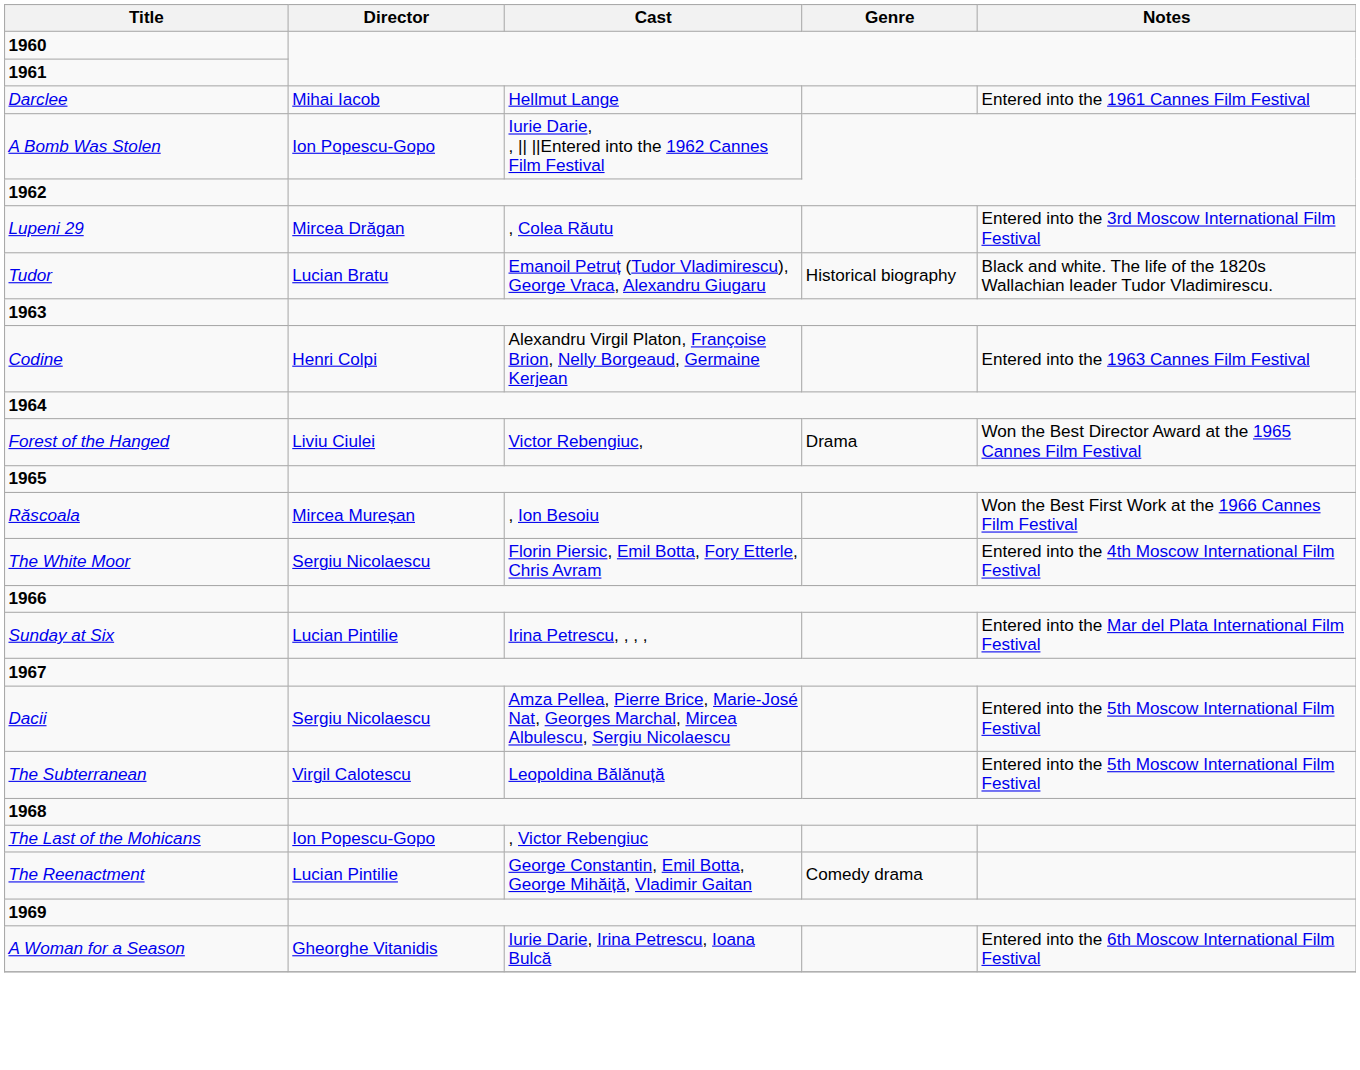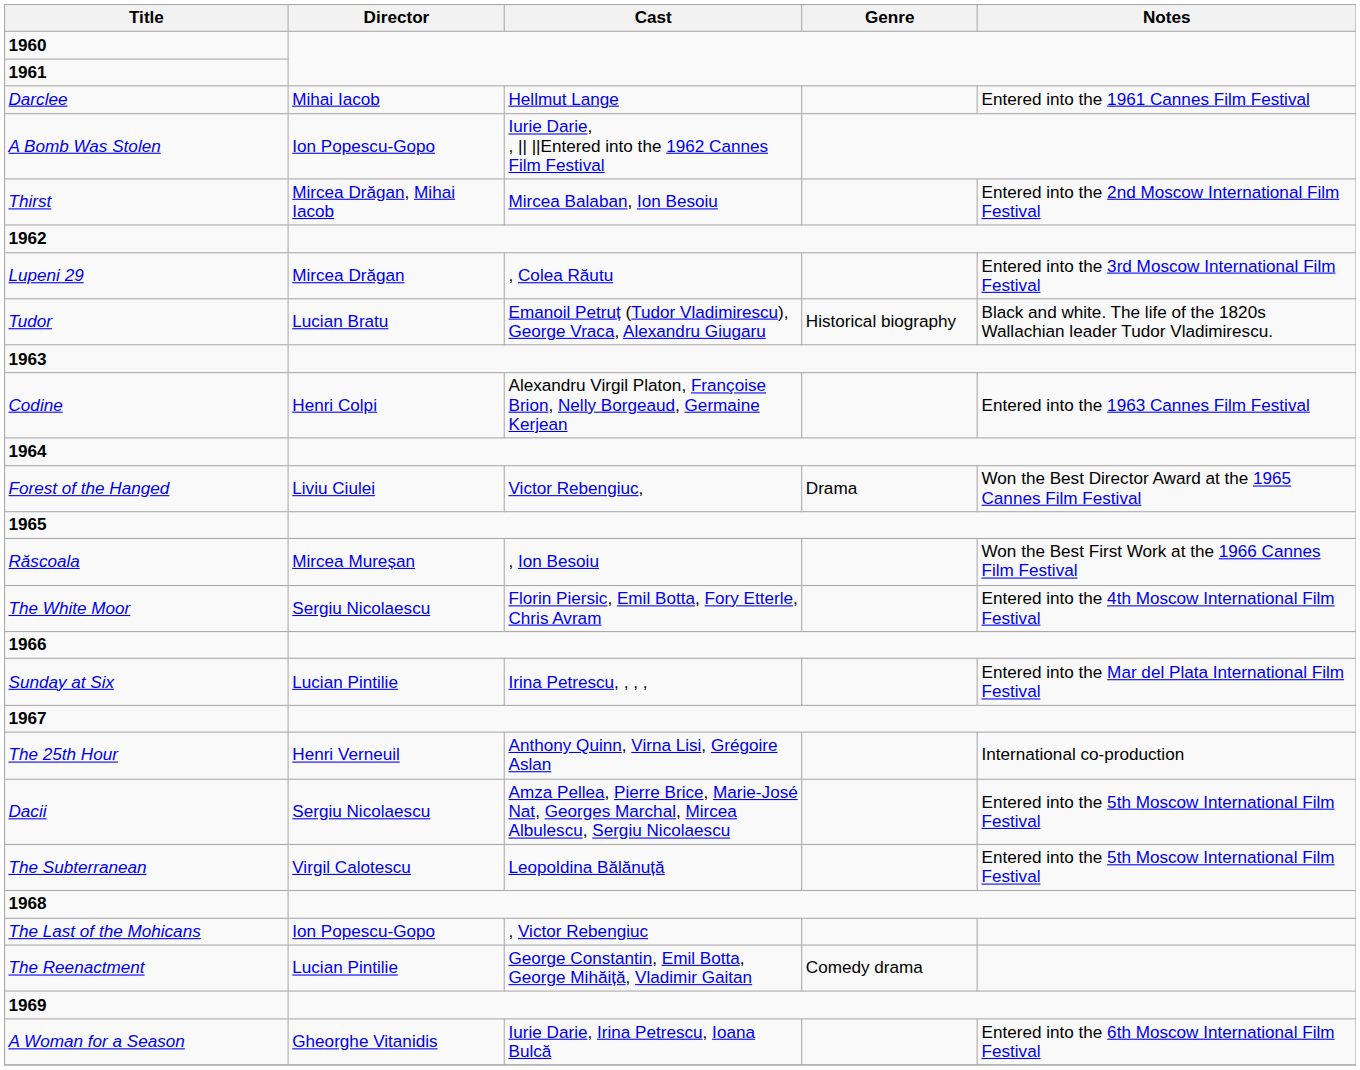+ row: (30, 201)
+ row: (63, 755)
